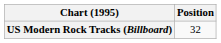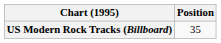(195, 30) 32 -> (195, 30) 35
